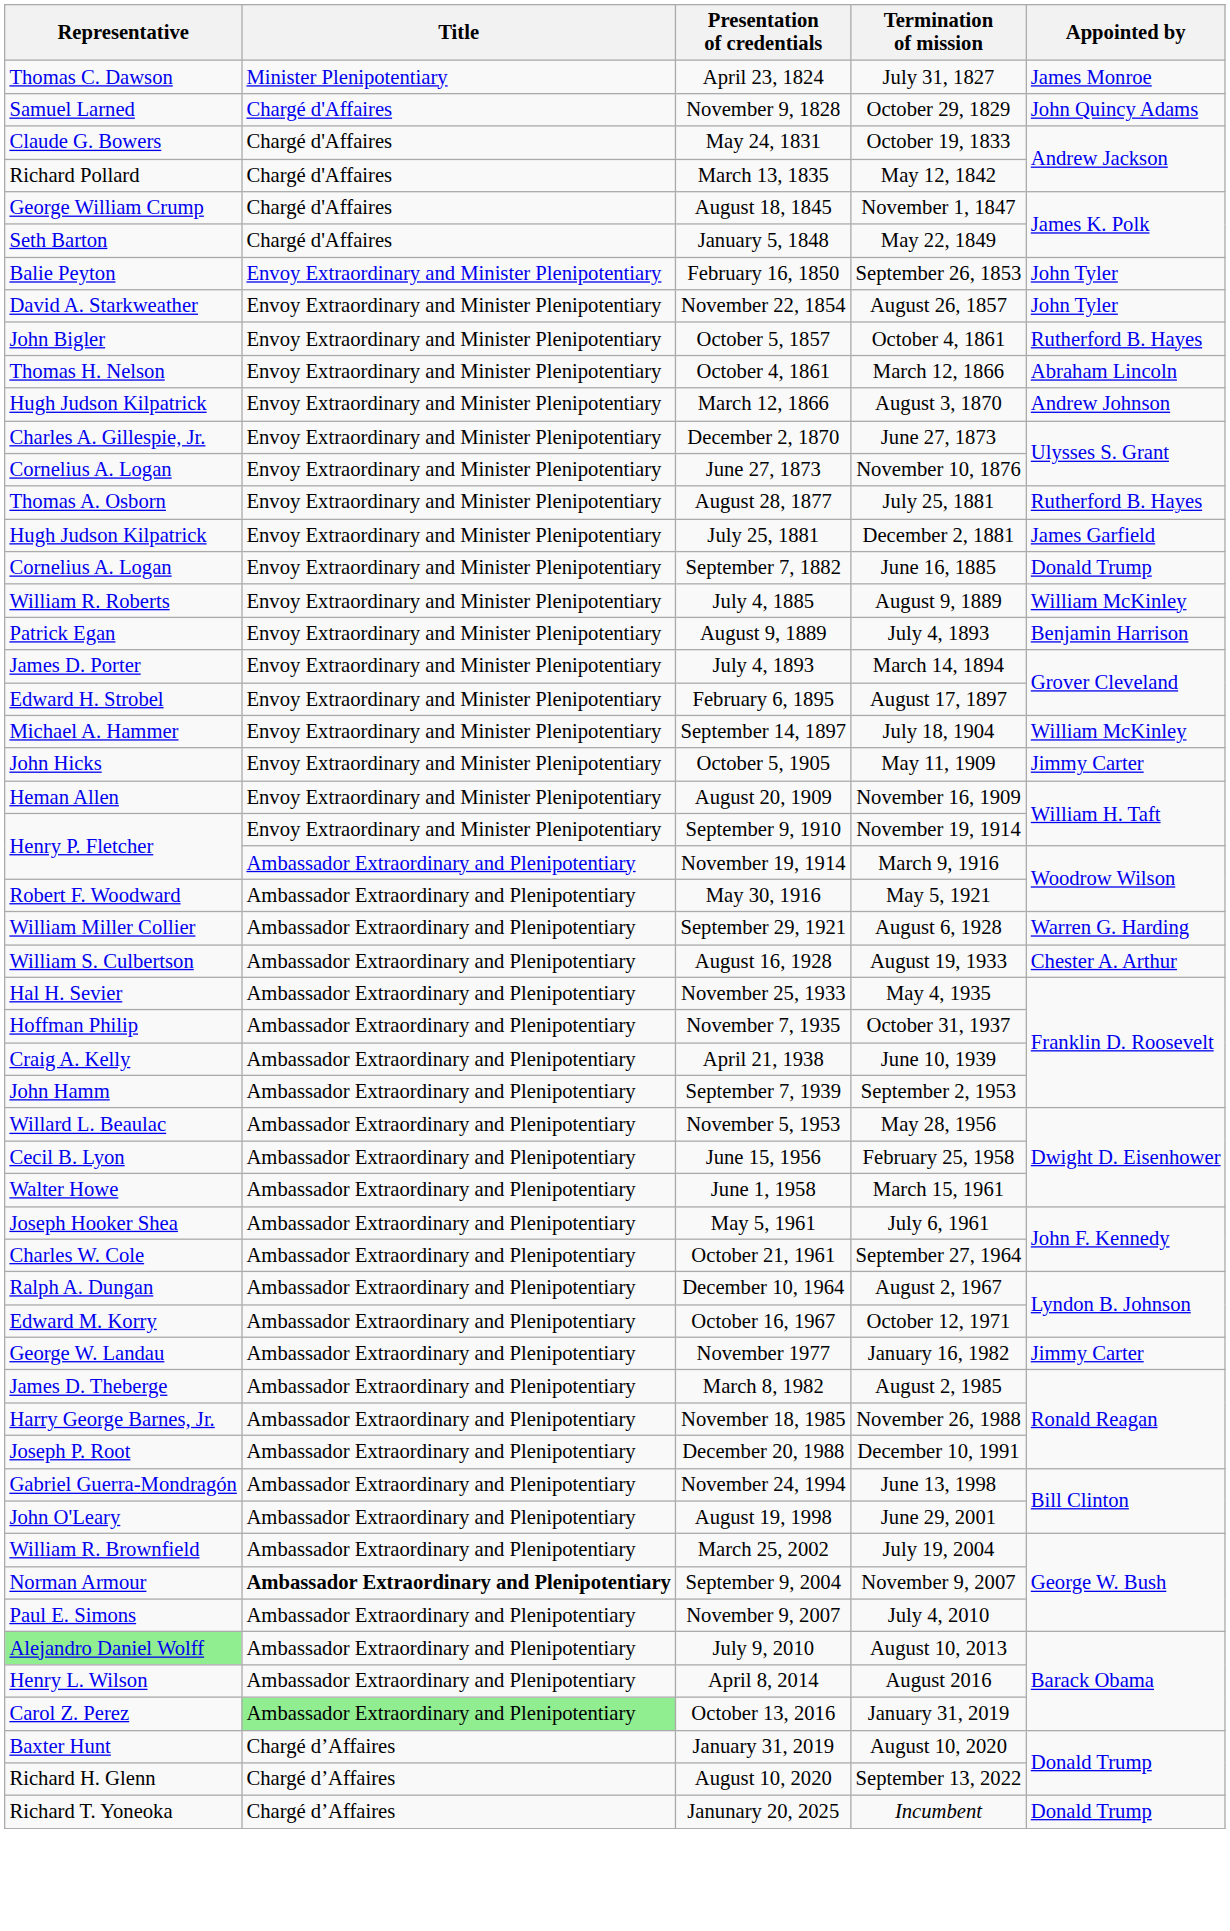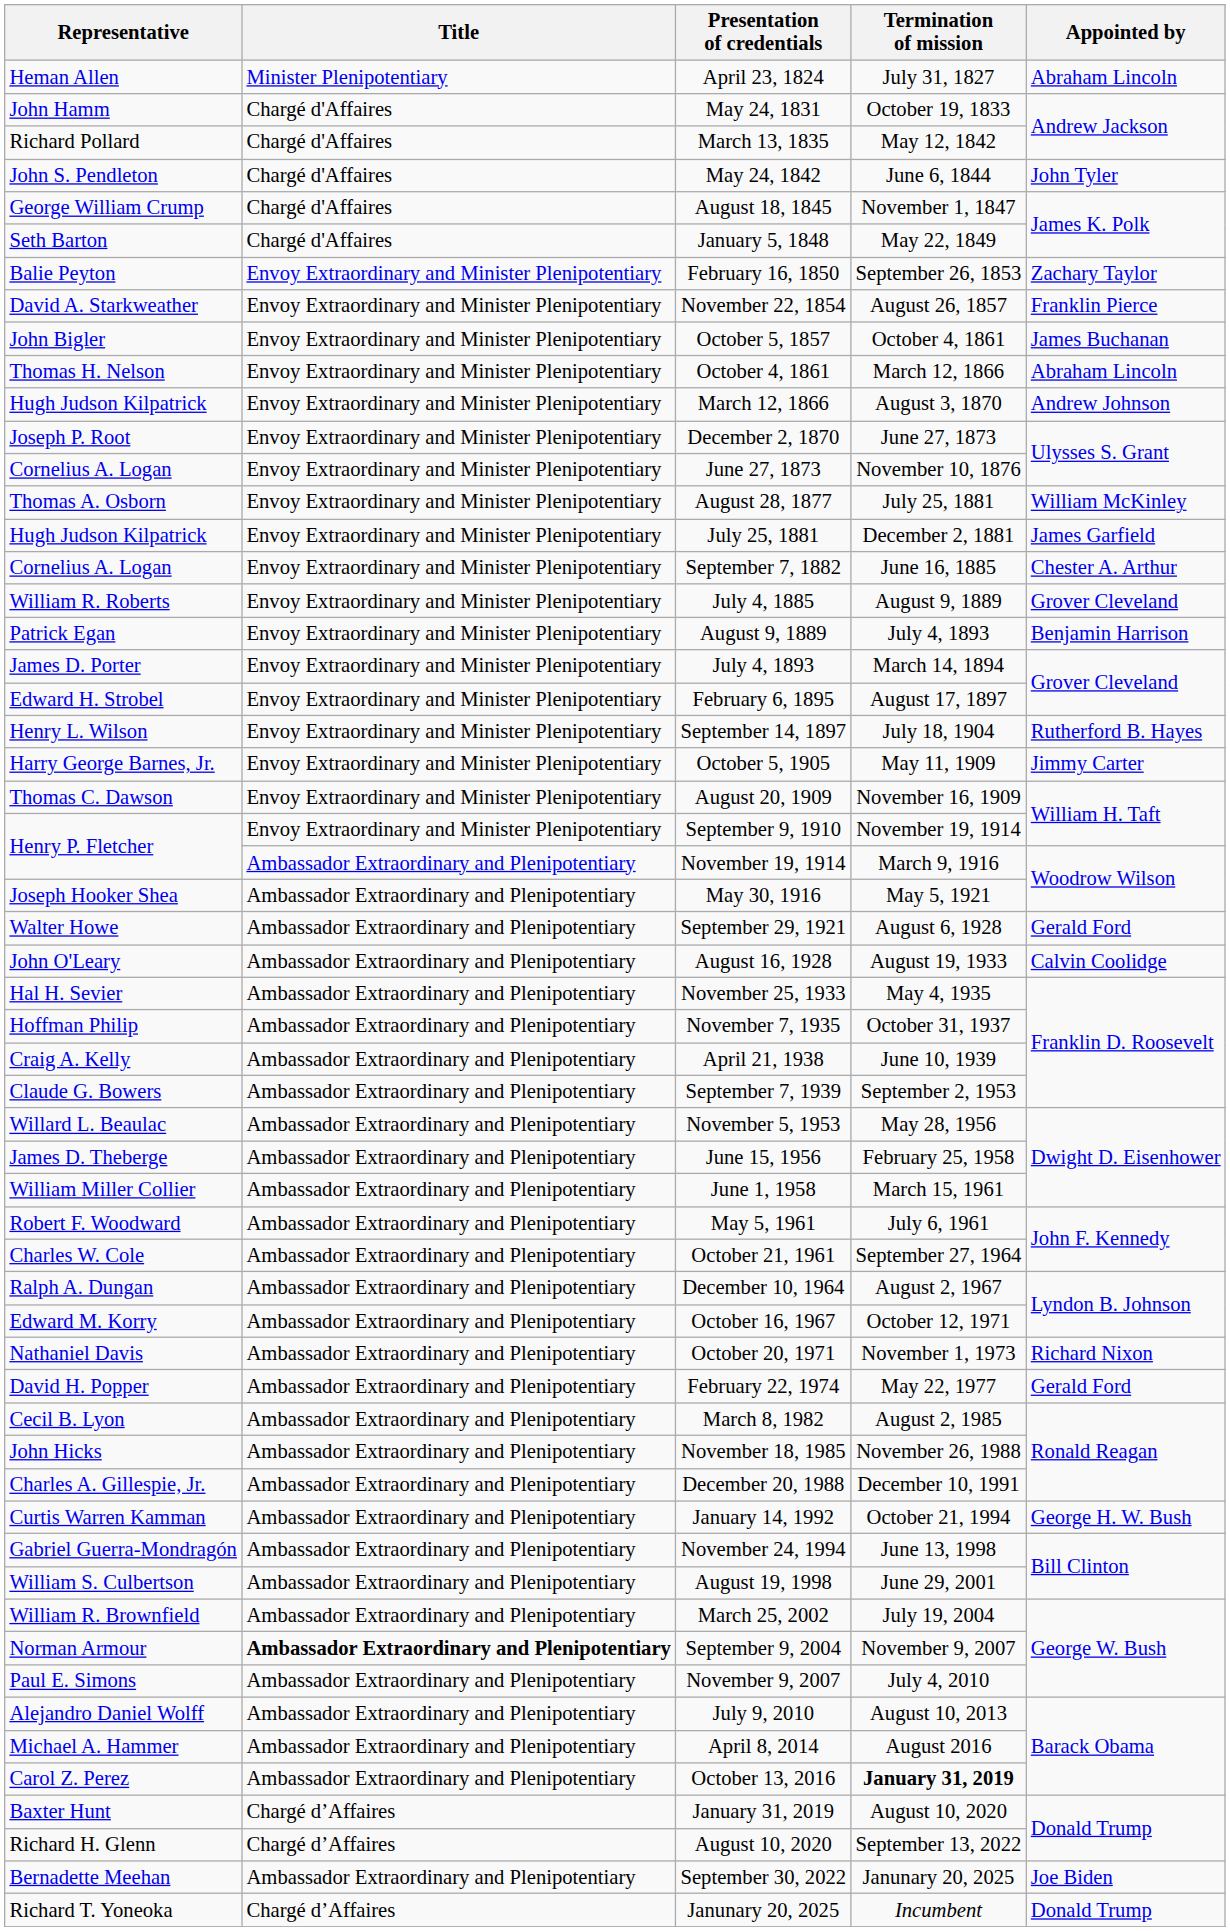(91, 76) Thomas C. Dawson -> (64, 76) Heman Allen
(1091, 76) James Monroe -> (1104, 76) Abraham Lincoln
- row: (763, 109)
(85, 142) Claude G. Bowers -> (60, 109) John Hamm
+ row: (763, 175)
(1074, 273) John Tyler -> (1094, 273) Zachary Taylor
(1074, 305) John Tyler -> (1094, 305) Franklin Pierce
(1116, 338) Rutherford B. Hayes -> (1100, 338) James Buchanan
(107, 436) Charles A. Gillespie, Jr. -> (70, 436) Joseph P. Root
(1116, 502) Rutherford B. Hayes -> (1109, 502) William McKinley
(1091, 567) Donald Trump -> (1104, 567) Chester A. Arthur
(1109, 600) William McKinley -> (1104, 600) Grover Cleveland
(94, 731) Michael A. Hammer -> (78, 731) Henry L. Wilson
(1109, 731) William McKinley -> (1116, 731) Rutherford B. Hayes
(56, 764) John Hicks -> (112, 764) Harry George Barnes, Jr.
(64, 796) Heman Allen -> (91, 796) Thomas C. Dawson
(95, 895) Robert F. Woodward -> (94, 895) Joseph Hooker Shea
(102, 927) William Miller Collier -> (64, 927) Walter Howe
(1110, 927) Warren G. Harding -> (1081, 927) Gerald Ford
(102, 960) William S. Culbertson -> (65, 960) John O'Leary
(1104, 960) Chester A. Arthur -> (1099, 960) Calvin Coolidge
(60, 1091) John Hamm -> (85, 1091) Claude G. Bowers
(67, 1157) Cecil B. Lyon -> (88, 1157) James D. Theberge
(64, 1189) Walter Howe -> (102, 1189) William Miller Collier
(94, 1222) Joseph Hooker Shea -> (95, 1222) Robert F. Woodward
+ row: (763, 1353)
+ row: (763, 1386)
- row: (763, 1353)
(88, 1386) James D. Theberge -> (67, 1418) Cecil B. Lyon
(112, 1418) Harry George Barnes, Jr. -> (56, 1451) John Hicks
(70, 1451) Joseph P. Root -> (107, 1484) Charles A. Gillespie, Jr.
+ row: (763, 1517)
(65, 1517) John O'Leary -> (102, 1582) William S. Culbertson
(107, 1648) lightgreen background -> (107, 1713) no background
(78, 1680) Henry L. Wilson -> (94, 1746) Michael A. Hammer
(441, 1713) lightgreen background -> (441, 1778) no background
(938, 1713) normal -> (938, 1778) bold
+ row: (763, 1877)
